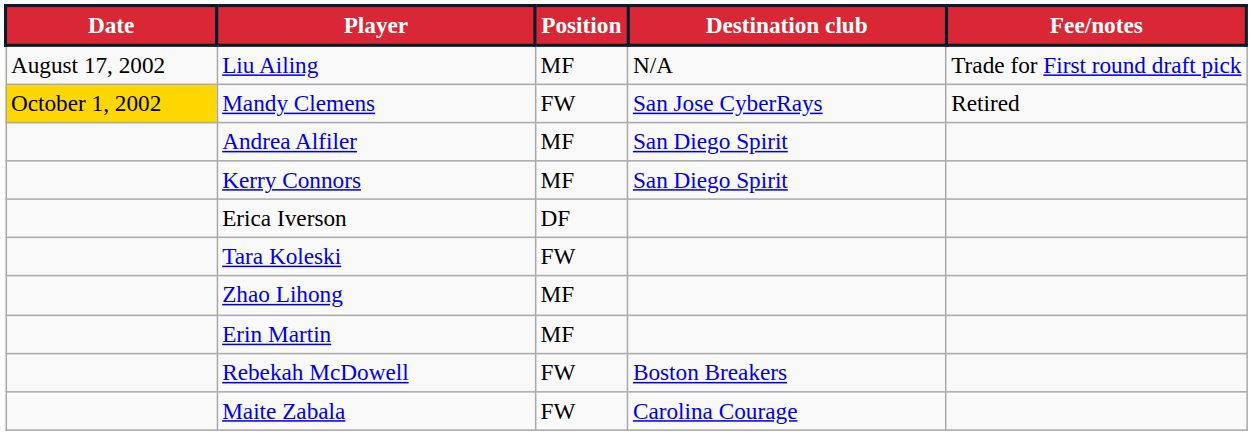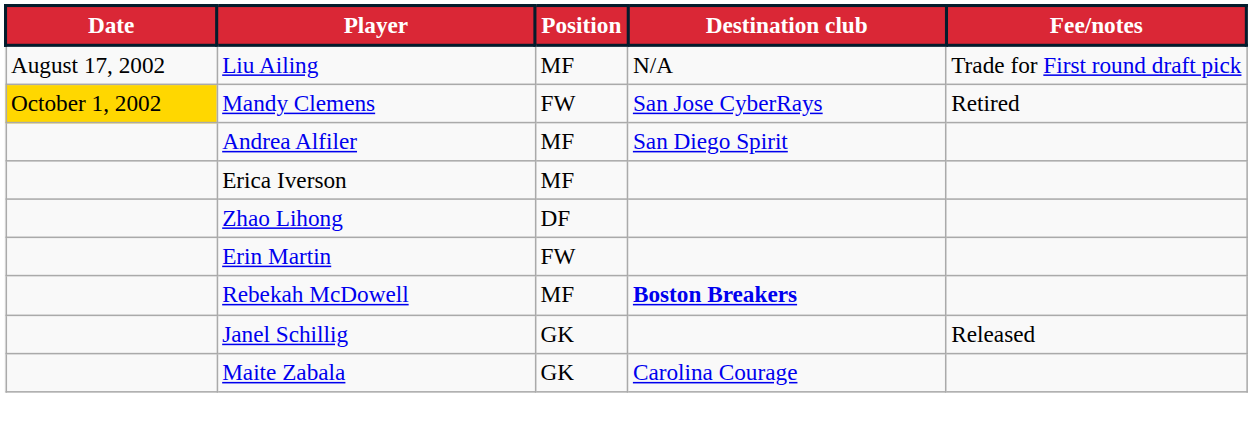- row: (292, 180)
(555, 218) DF -> (557, 180) MF
- row: (282, 256)
(557, 295) MF -> (555, 218) DF
(557, 333) MF -> (558, 256) FW
(558, 372) FW -> (557, 295) MF
(710, 372) normal -> (715, 295) bold
+ row: (285, 333)
(558, 410) FW -> (557, 372) GK
